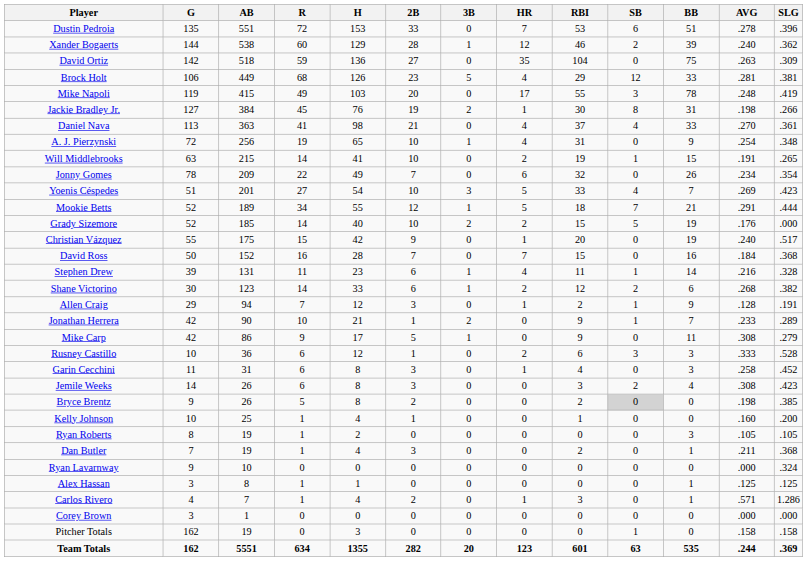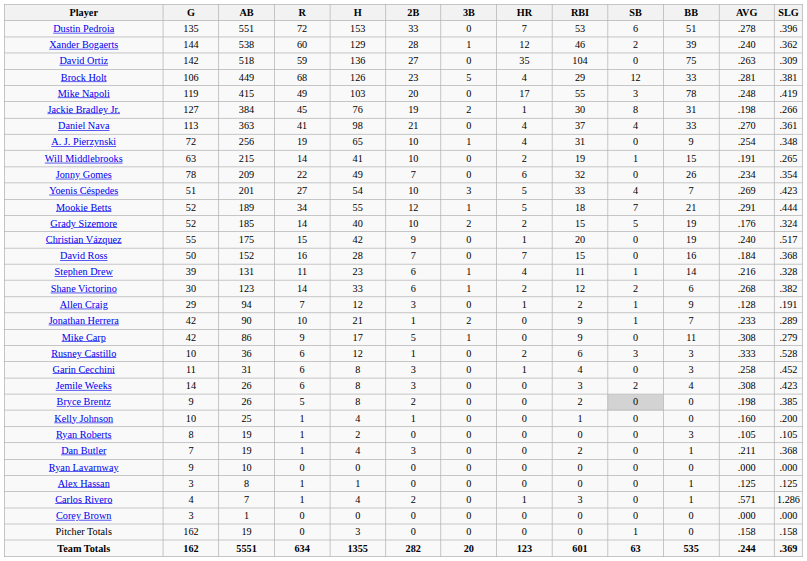(788, 223) .000 -> (788, 223) .324
(788, 467) .324 -> (788, 467) .000
